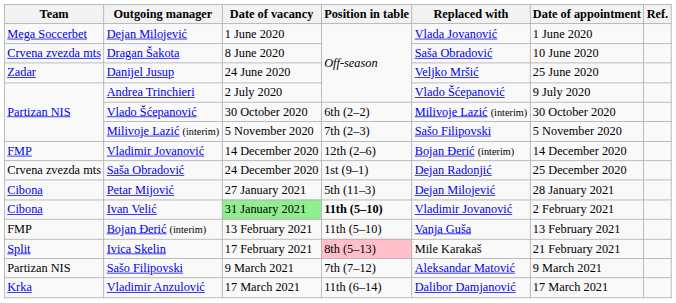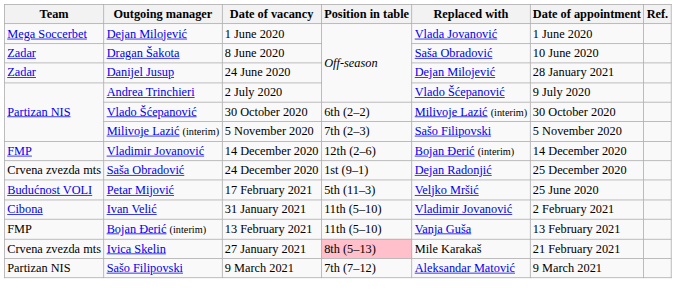(54, 53) Crvena zvezda mts -> (22, 53) Zadar
(447, 72) Veljko Mršić -> (455, 72) Dejan Milojević
(566, 72) 25 June 2020 -> (574, 72) 28 January 2021
(25, 190) Cibona -> (50, 190) Budućnost VOLI
(265, 190) 27 January 2021 -> (269, 190) 17 February 2021
(455, 190) Dejan Milojević -> (447, 190) Veljko Mršić
(574, 190) 28 January 2021 -> (566, 190) 25 June 2020
(265, 209) lightgreen background -> (265, 209) no background
(353, 209) bold -> (353, 209) normal
(19, 248) Split -> (54, 248) Crvena zvezda mts
(269, 248) 17 February 2021 -> (265, 248) 27 January 2021
- row: (156, 287)
